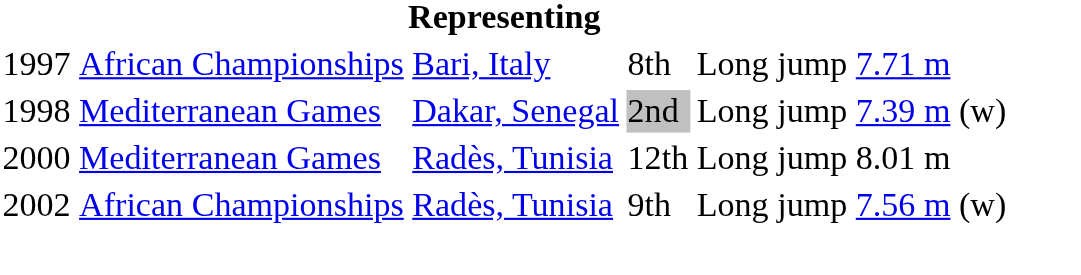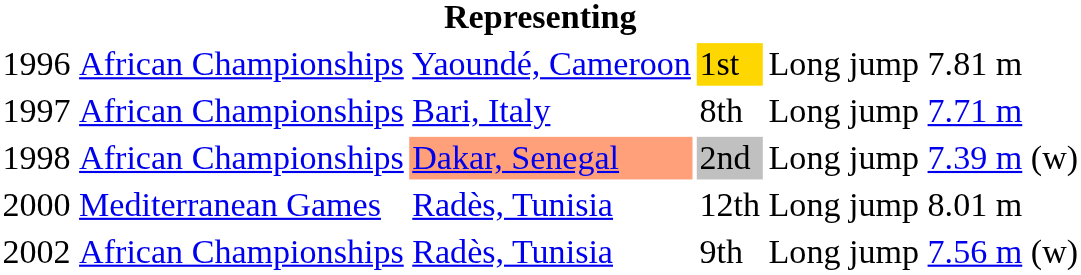+ row: (719, 63)
(230, 110) Mediterranean Games -> (241, 157) African Championships
(516, 110) no background -> (516, 157) lightsalmon background
